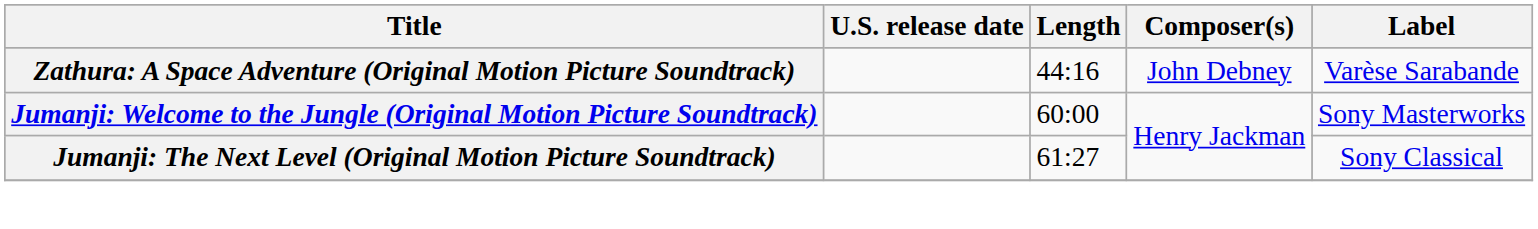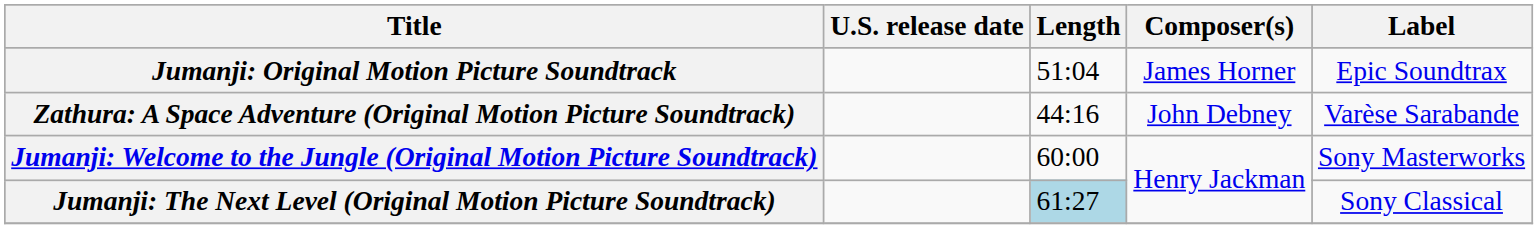+ row: (414, 69)
(1068, 157) no background -> (1068, 200) lightblue background
